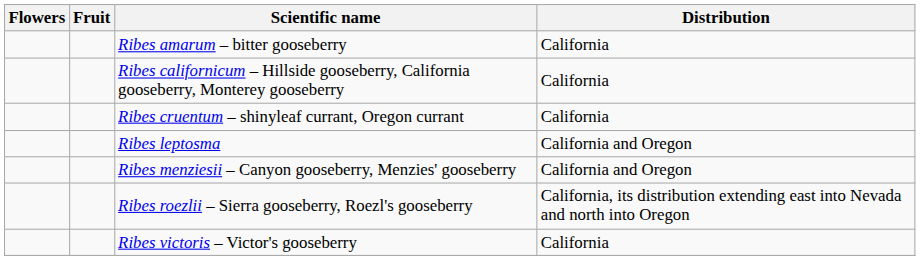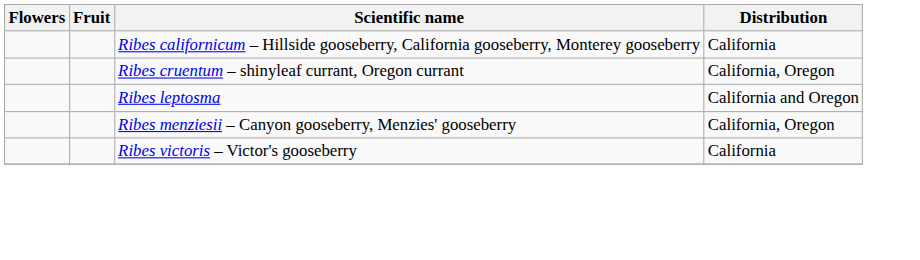- row: (232, 44)
(575, 116) California -> (771, 71) California, Oregon
(616, 169) California and Oregon -> (771, 124) California, Oregon
- row: (295, 206)
